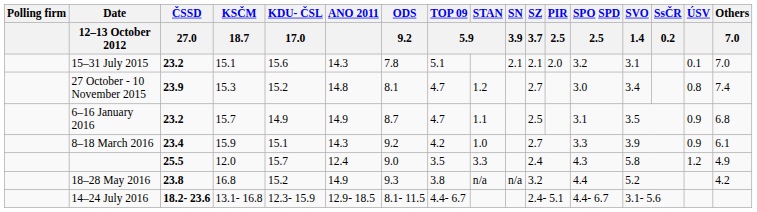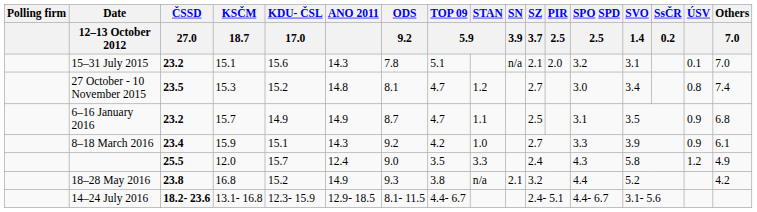(515, 63) 2.1 -> (515, 63) n/a
(173, 87) 23.9 -> (173, 87) 23.5
(515, 180) n/a -> (515, 180) 2.1
